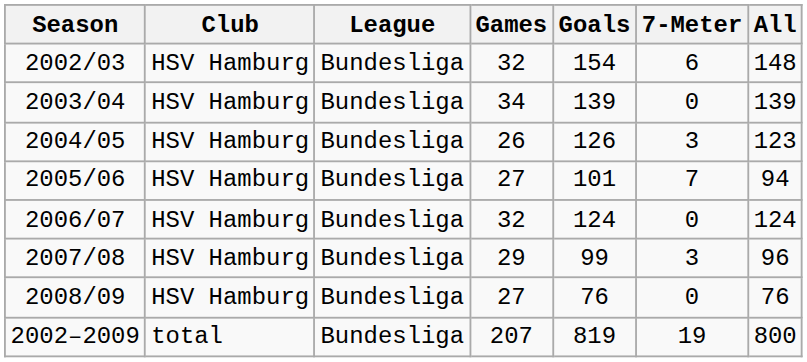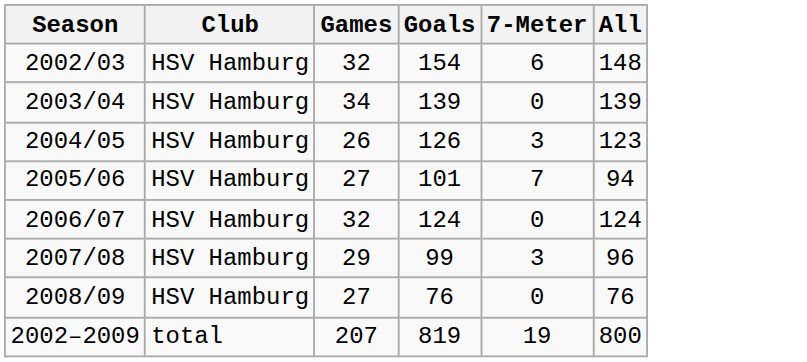- column: (392, 24)
